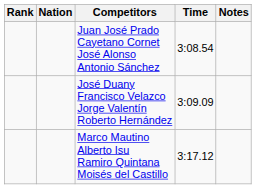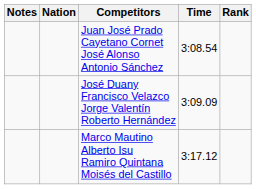columns swapped: (20, 13) <-> (234, 13)
